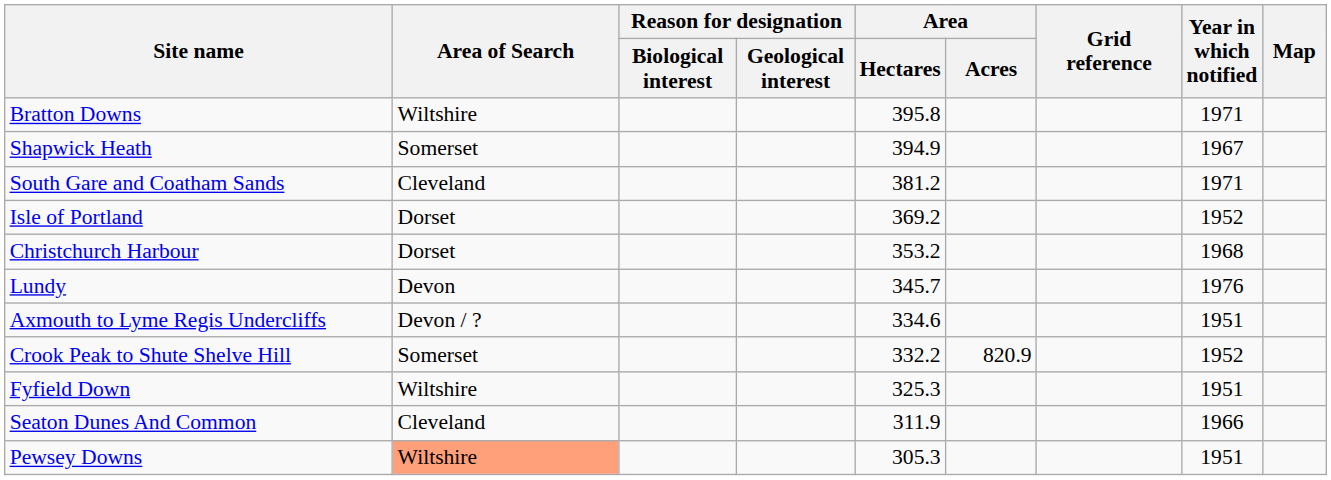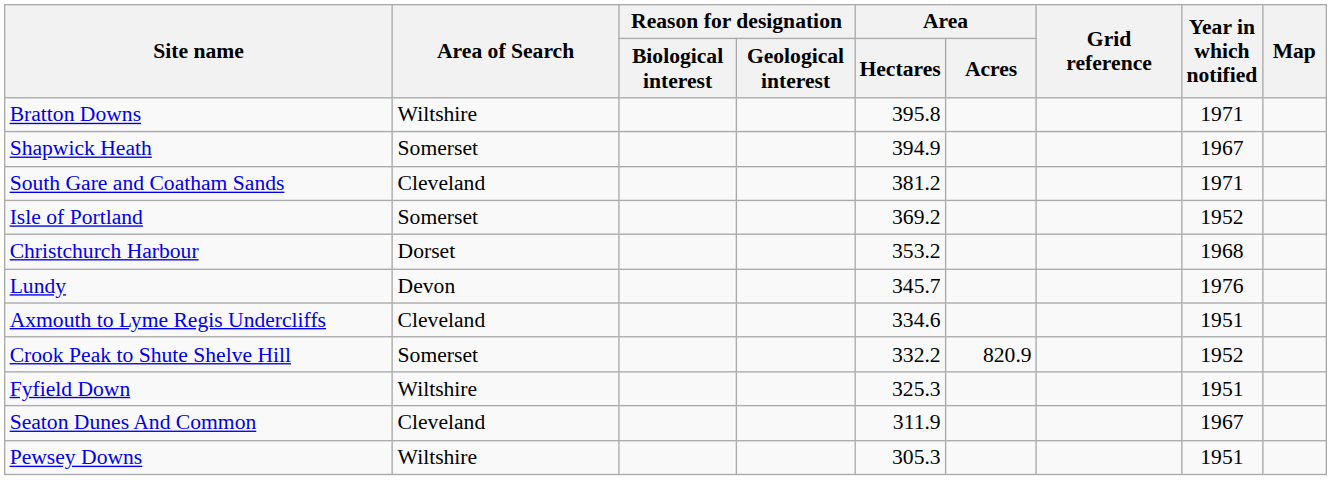(426, 217) Dorset -> (438, 217) Somerset
(440, 319) Devon / ? -> (441, 319) Cleveland
(1222, 422) 1966 -> (1222, 422) 1967
(437, 457) lightsalmon background -> (437, 457) no background
